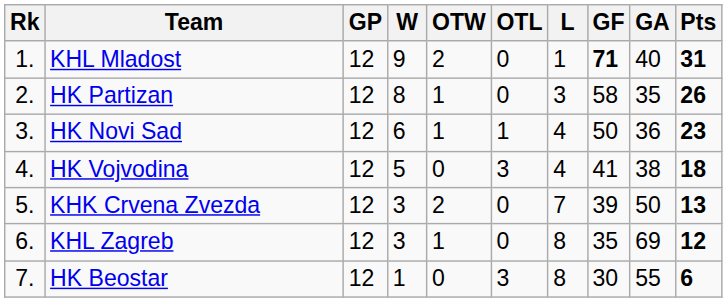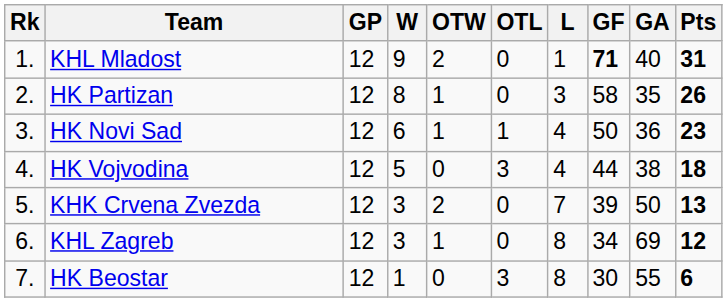(605, 168) 41 -> (605, 168) 44
(605, 242) 35 -> (605, 242) 34
